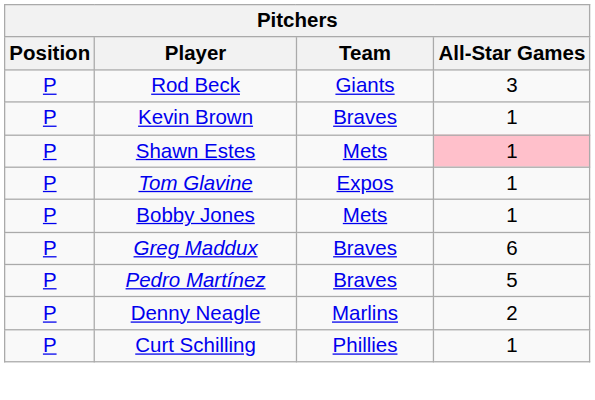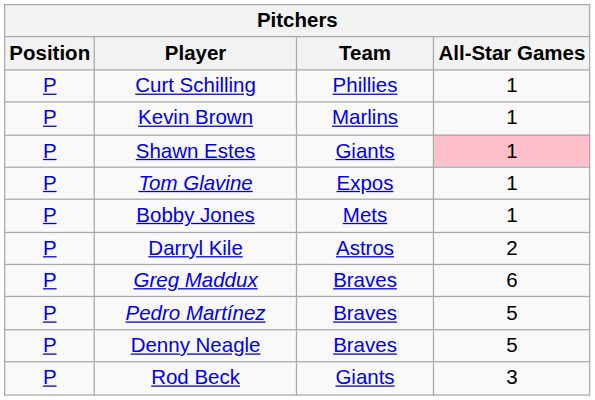rows swapped: (196, 85) <-> (196, 345)
(365, 118) Braves -> (365, 118) Marlins
(365, 150) Mets -> (365, 150) Giants
+ row: (196, 248)
(365, 313) Marlins -> (365, 345) Braves
(512, 313) 2 -> (512, 345) 5
